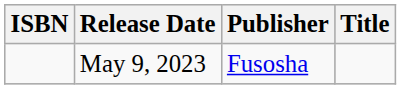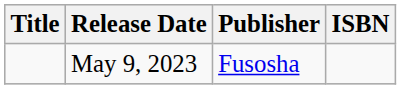columns swapped: (365, 24) <-> (39, 24)
